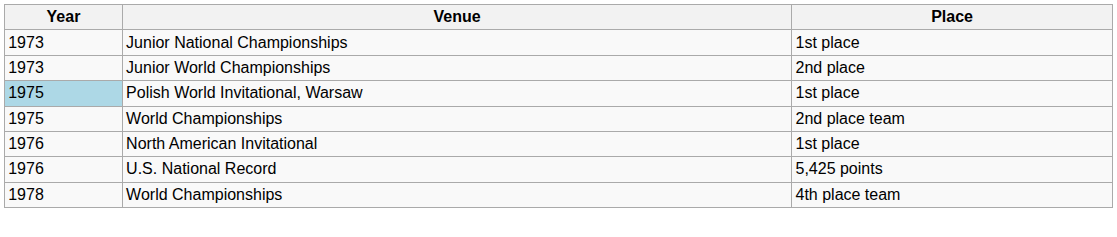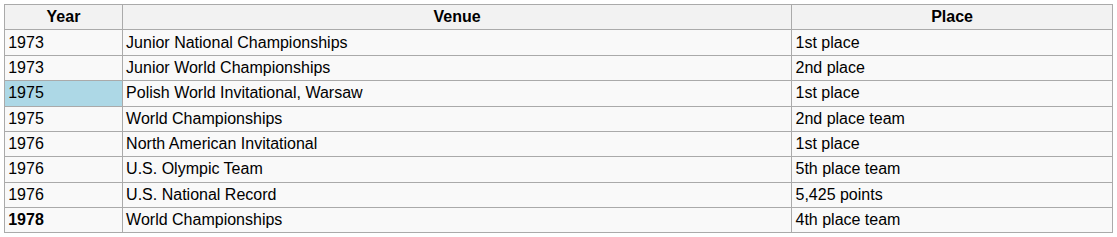+ row: (194, 169)
(26, 194) normal -> (26, 220) bold
